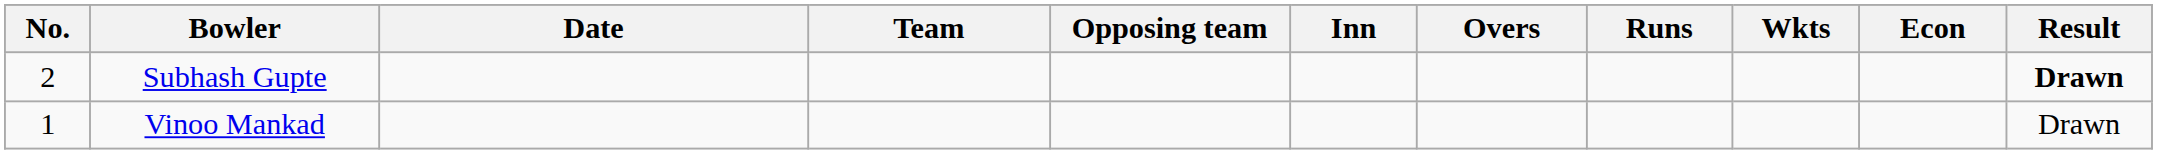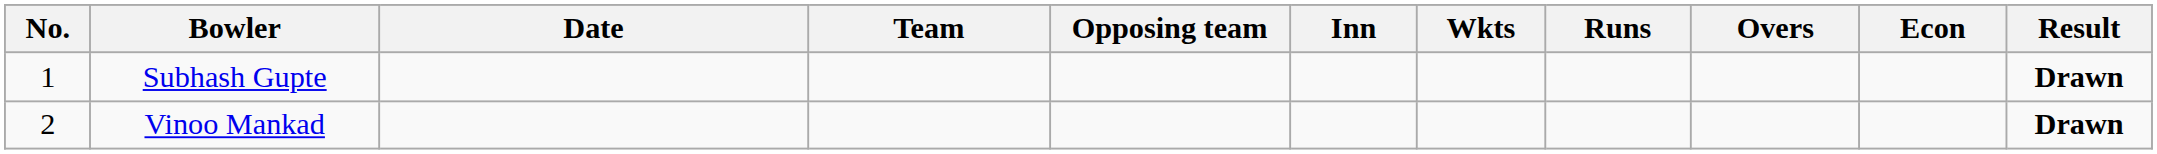columns swapped: (1502, 28) <-> (1796, 28)
(48, 76) 2 -> (48, 76) 1
(48, 124) 1 -> (48, 124) 2
(2079, 124) normal -> (2079, 124) bold
